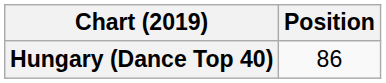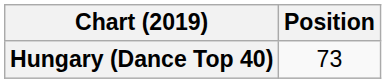(329, 59) 86 -> (329, 59) 73
